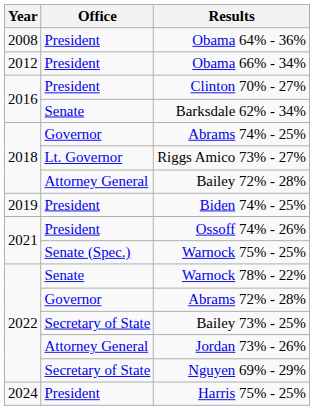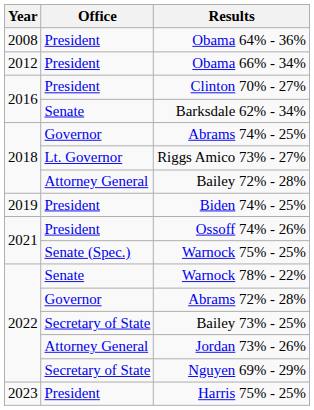(23, 393) 2024 -> (23, 393) 2023
